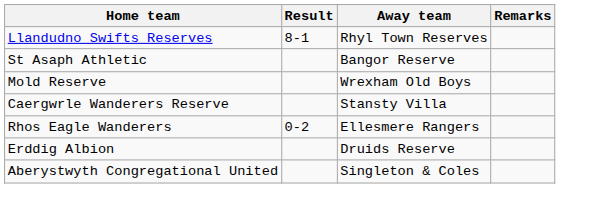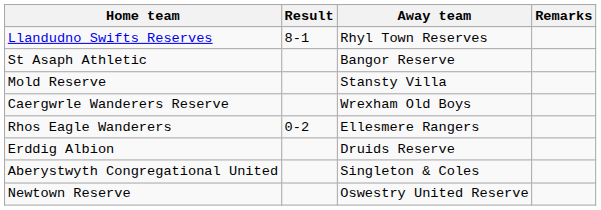(406, 82) Wrexham Old Boys -> (393, 82) Stansty Villa
(393, 105) Stansty Villa -> (406, 105) Wrexham Old Boys
+ row: (69, 194)
